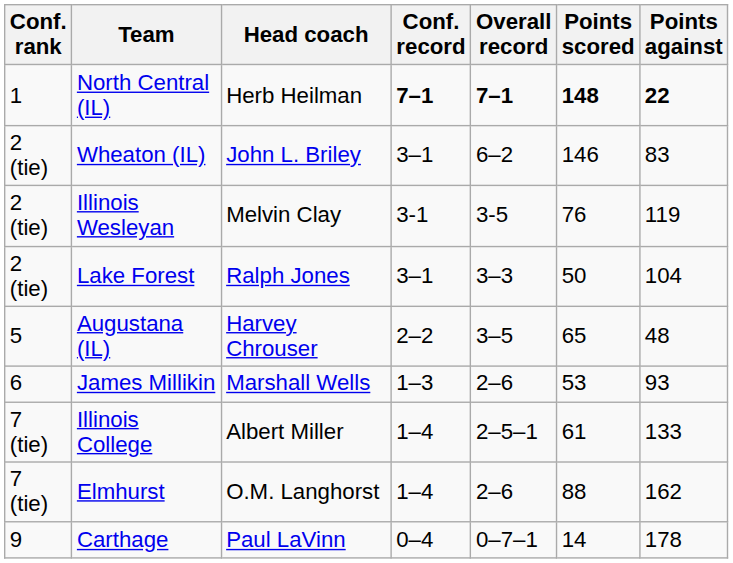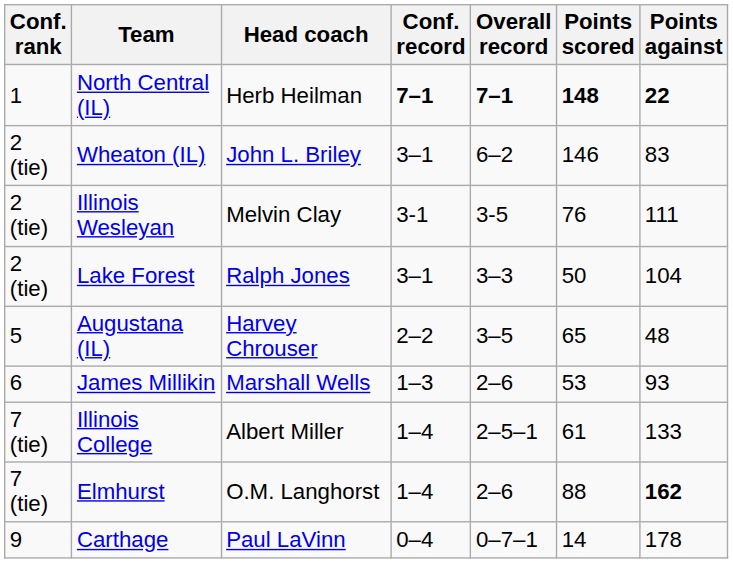(663, 215) 119 -> (662, 215) 111
(663, 491) normal -> (663, 491) bold
